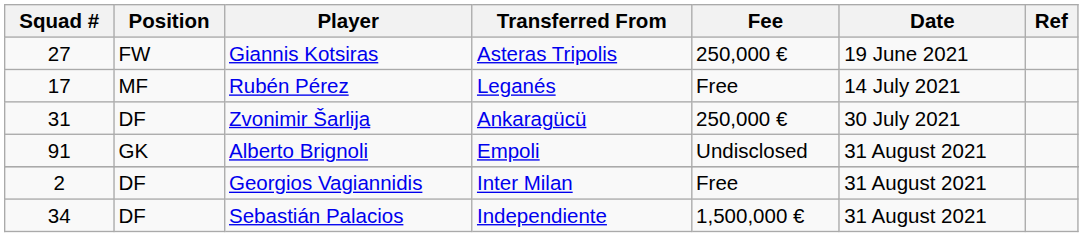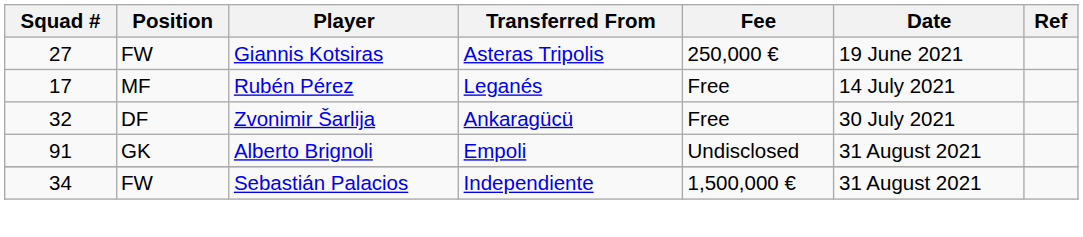(59, 119) 31 -> (60, 119) 32
(742, 119) 250,000 € -> (709, 119) Free
- row: (326, 184)
(132, 216) DF -> (137, 184) FW
